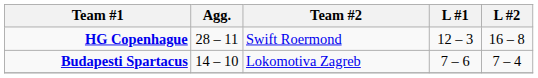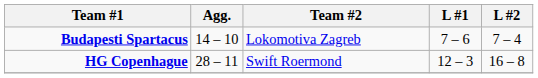rows swapped: (136, 38) <-> (124, 61)
